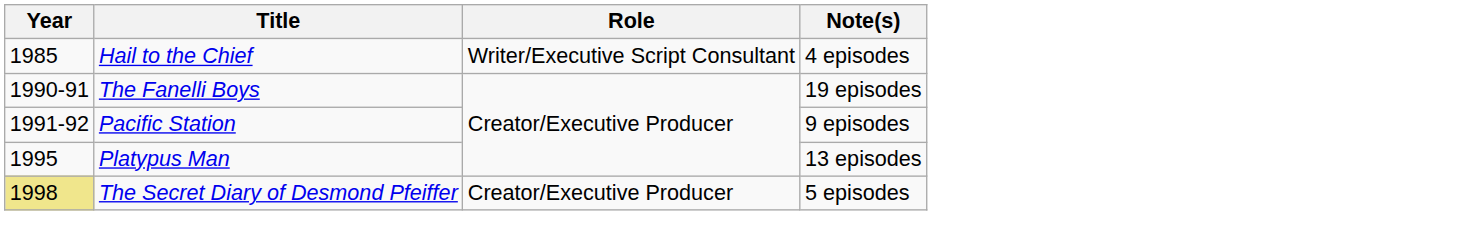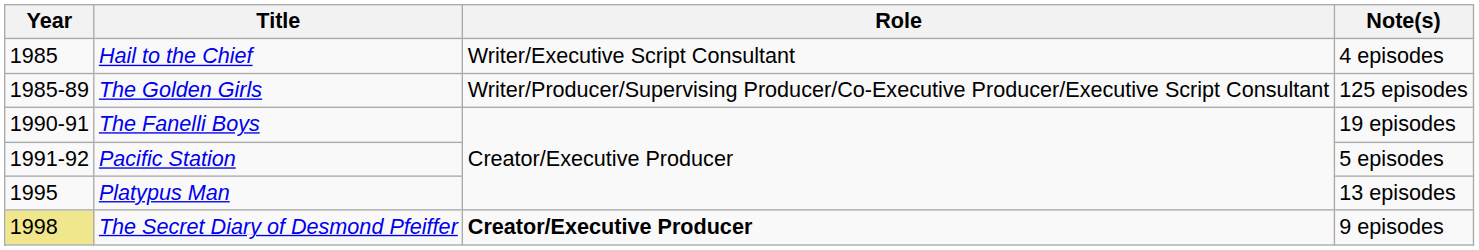+ row: (181, 90)
(857, 124) 9 episodes -> (1392, 158) 5 episodes
(600, 192) normal -> (610, 227) bold
(857, 192) 5 episodes -> (1392, 227) 9 episodes
